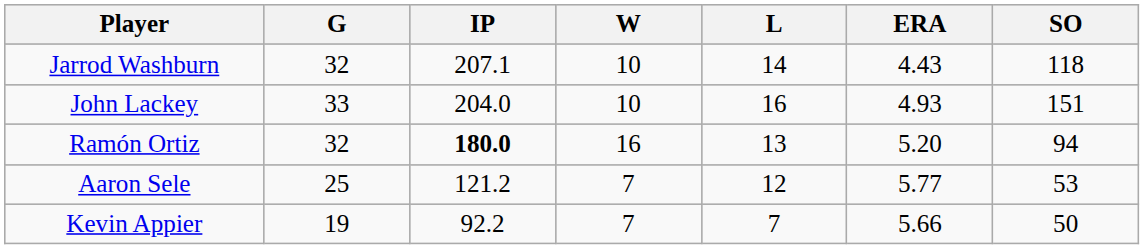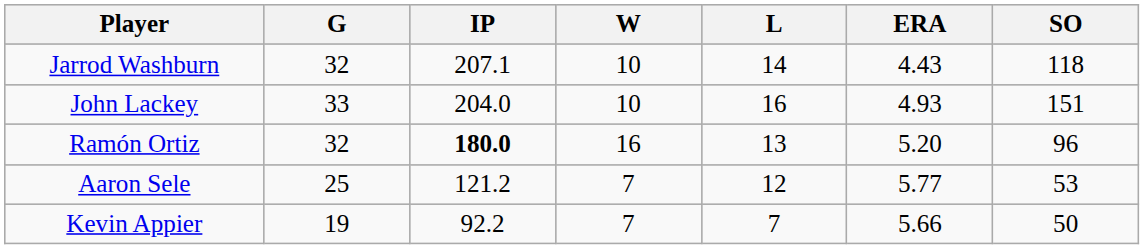(1066, 143) 94 -> (1066, 143) 96
